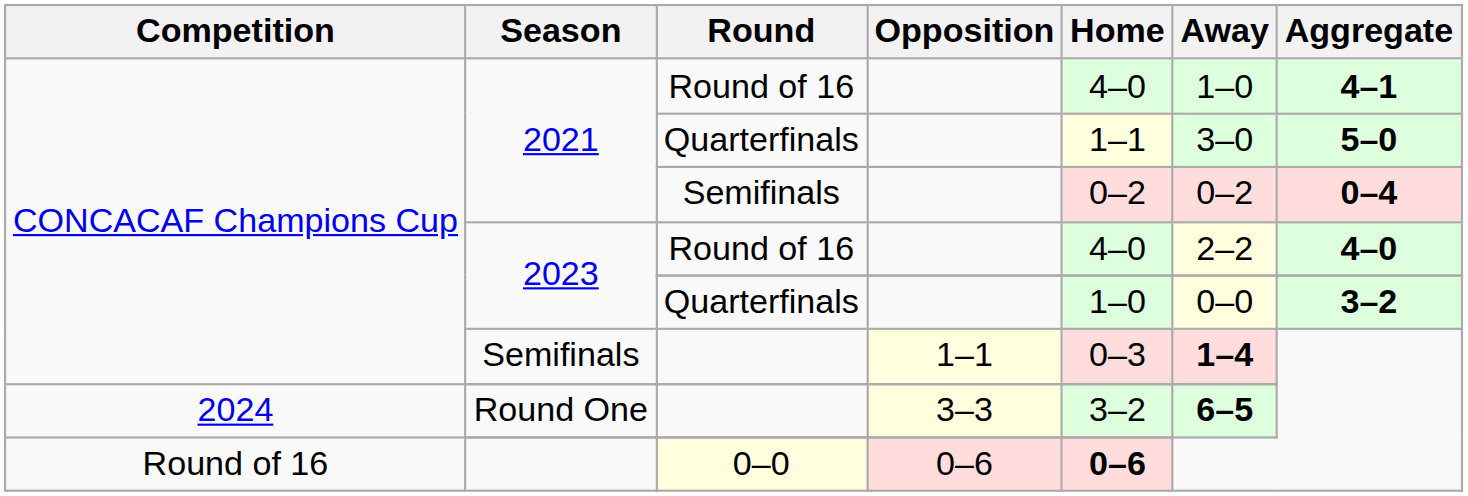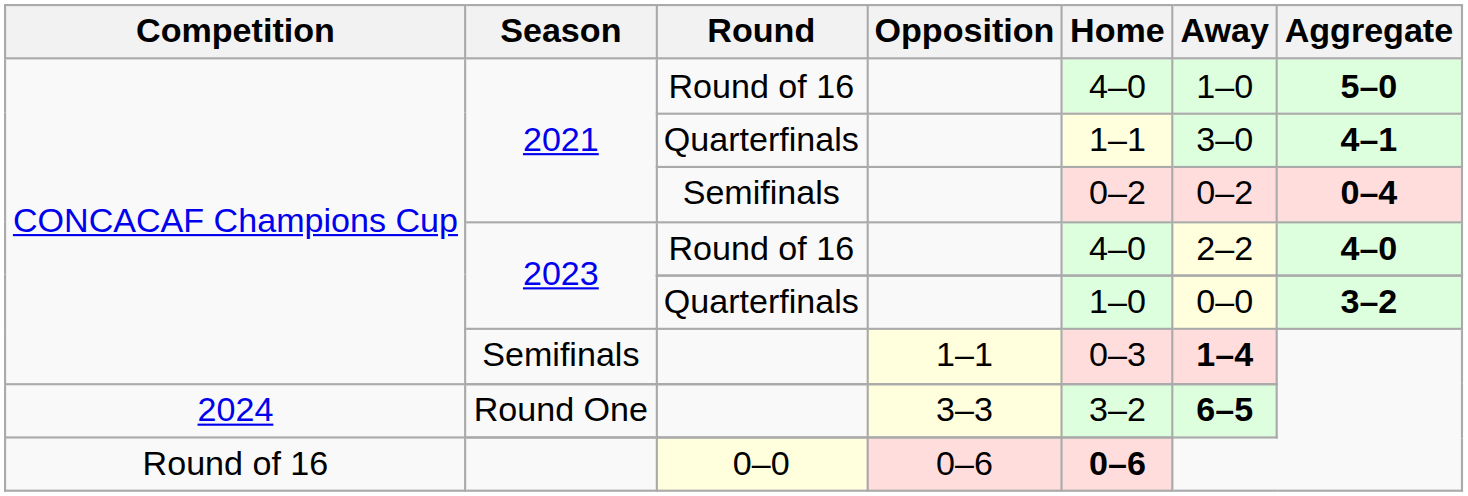(1369, 85) 4–1 -> (1369, 85) 5–0
(1369, 139) 5–0 -> (1369, 139) 4–1
